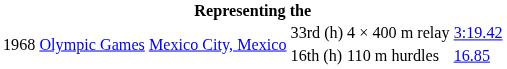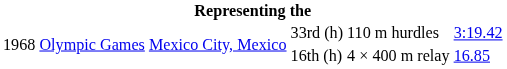(398, 33) 4 × 400 m relay -> (393, 33) 110 m hurdles
(393, 55) 110 m hurdles -> (398, 55) 4 × 400 m relay
